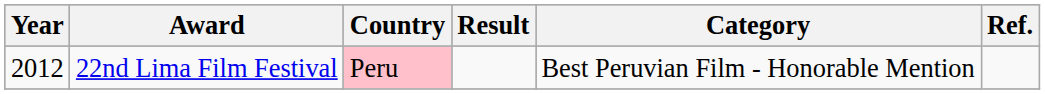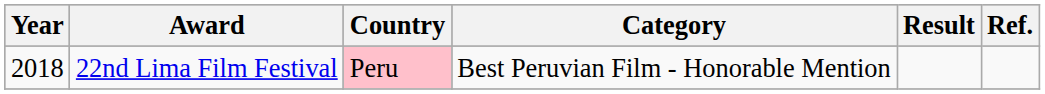columns swapped: (758, 25) <-> (493, 25)
(37, 67) 2012 -> (37, 67) 2018
